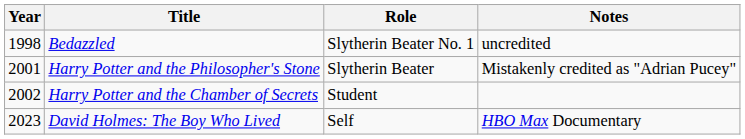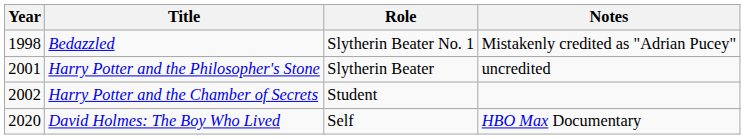(516, 43) uncredited -> (609, 43) Mistakenly credited as "Adrian Pucey"
(609, 69) Mistakenly credited as "Adrian Pucey" -> (516, 69) uncredited
(25, 120) 2023 -> (25, 120) 2020
